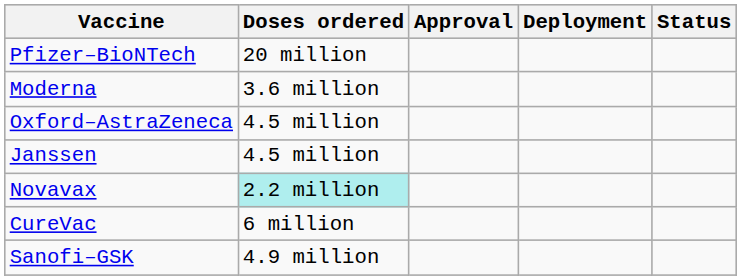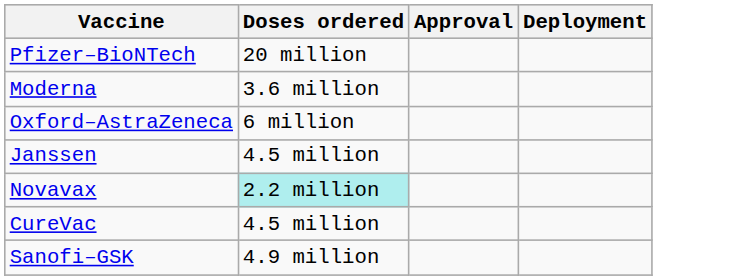- column: (694, 22)
(311, 123) 4.5 million -> (299, 123) 6 million
(299, 224) 6 million -> (311, 224) 4.5 million
